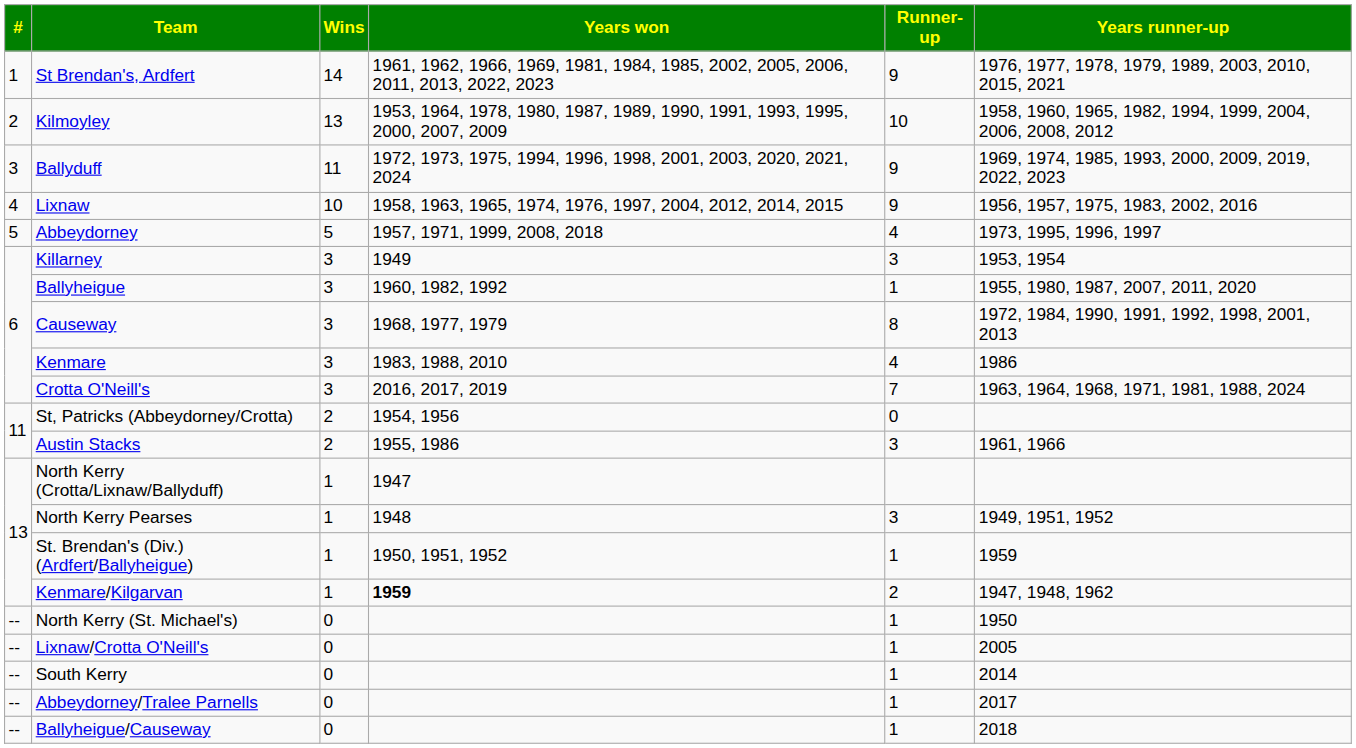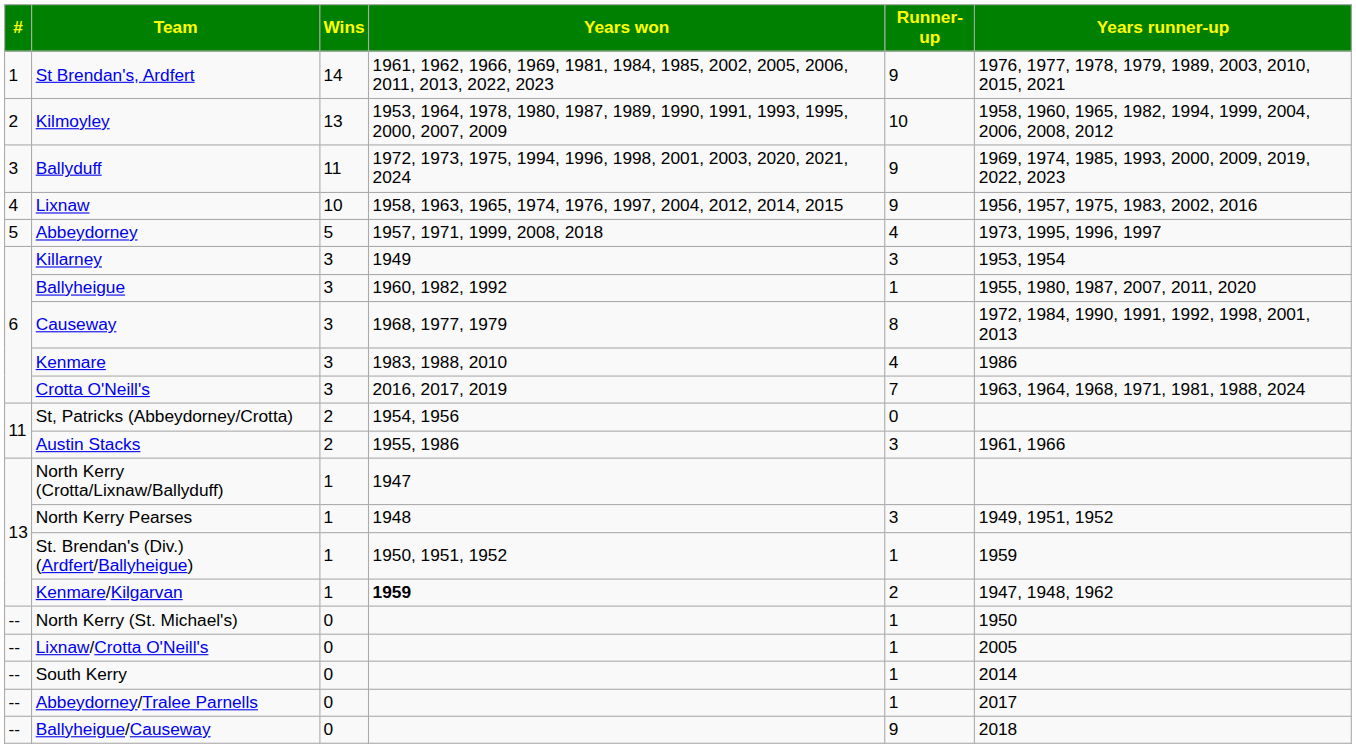(894, 729) 1 -> (894, 729) 9
